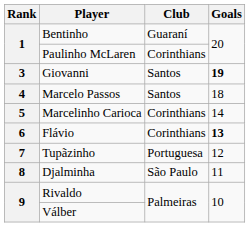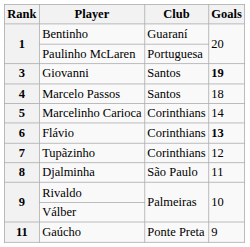(176, 53) Corinthians -> (175, 53) Portuguesa
(175, 152) Portuguesa -> (176, 152) Corinthians
+ row: (62, 232)
